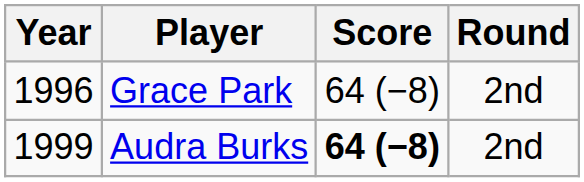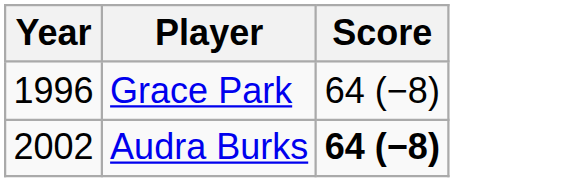- column: (513, 33)
(53, 147) 1999 -> (53, 147) 2002
